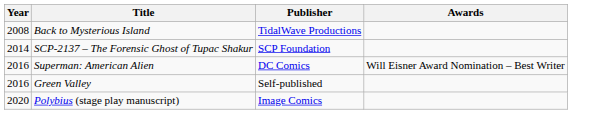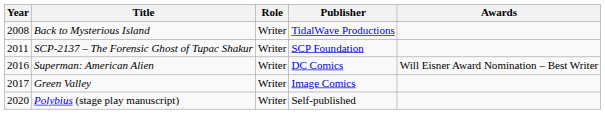+ column: (272, 13)
(18, 48) 2014 -> (18, 48) 2011
(18, 83) 2016 -> (18, 83) 2017
(290, 83) Self-published -> (323, 83) Image Comics
(290, 100) Image Comics -> (324, 100) Self-published
